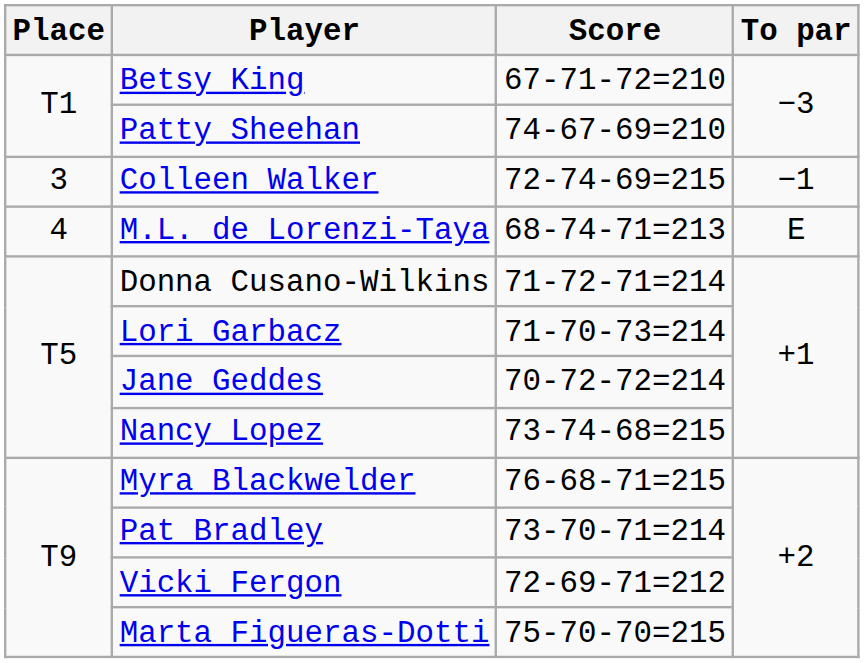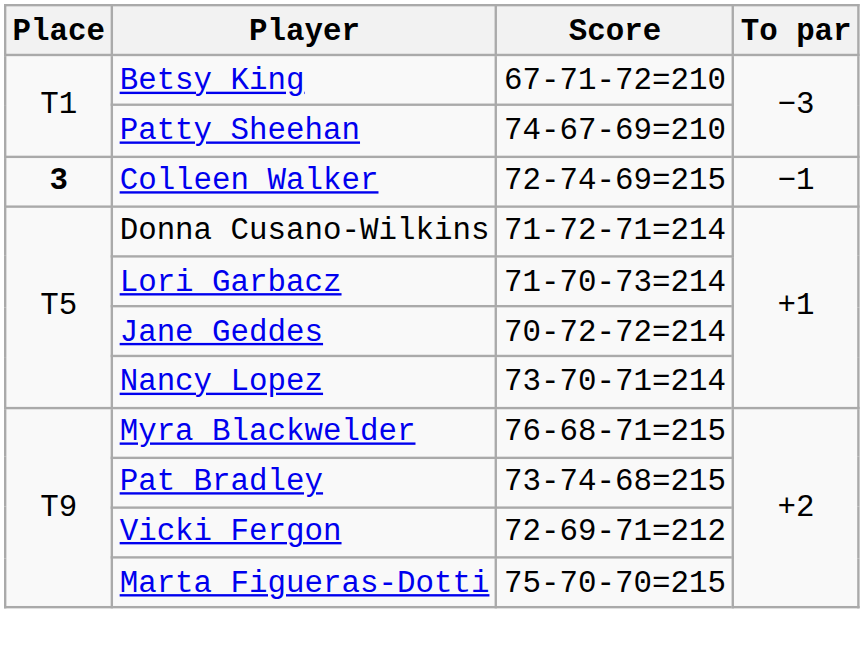(59, 181) normal -> (59, 181) bold
- row: (305, 231)
(615, 432) 73-74-68=215 -> (615, 382) 73-70-71=214
(615, 532) 73-70-71=214 -> (615, 482) 73-74-68=215
